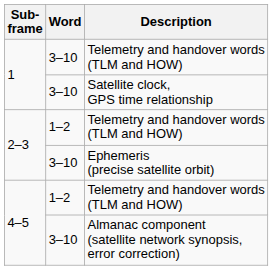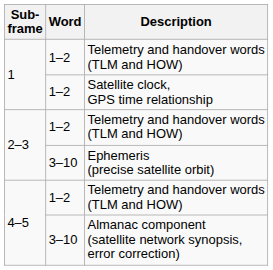(63, 57) 3–10 -> (59, 57) 1–2
(63, 92) 3–10 -> (59, 92) 1–2
